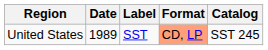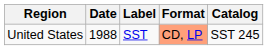(103, 34) 1989 -> (103, 34) 1988
